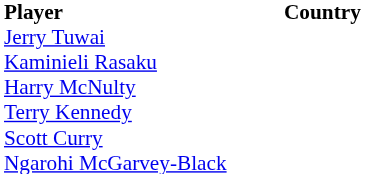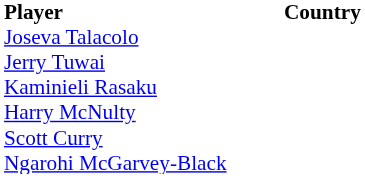+ row: (71, 36)
- row: (68, 112)
